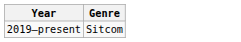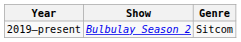+ column: (138, 13)
